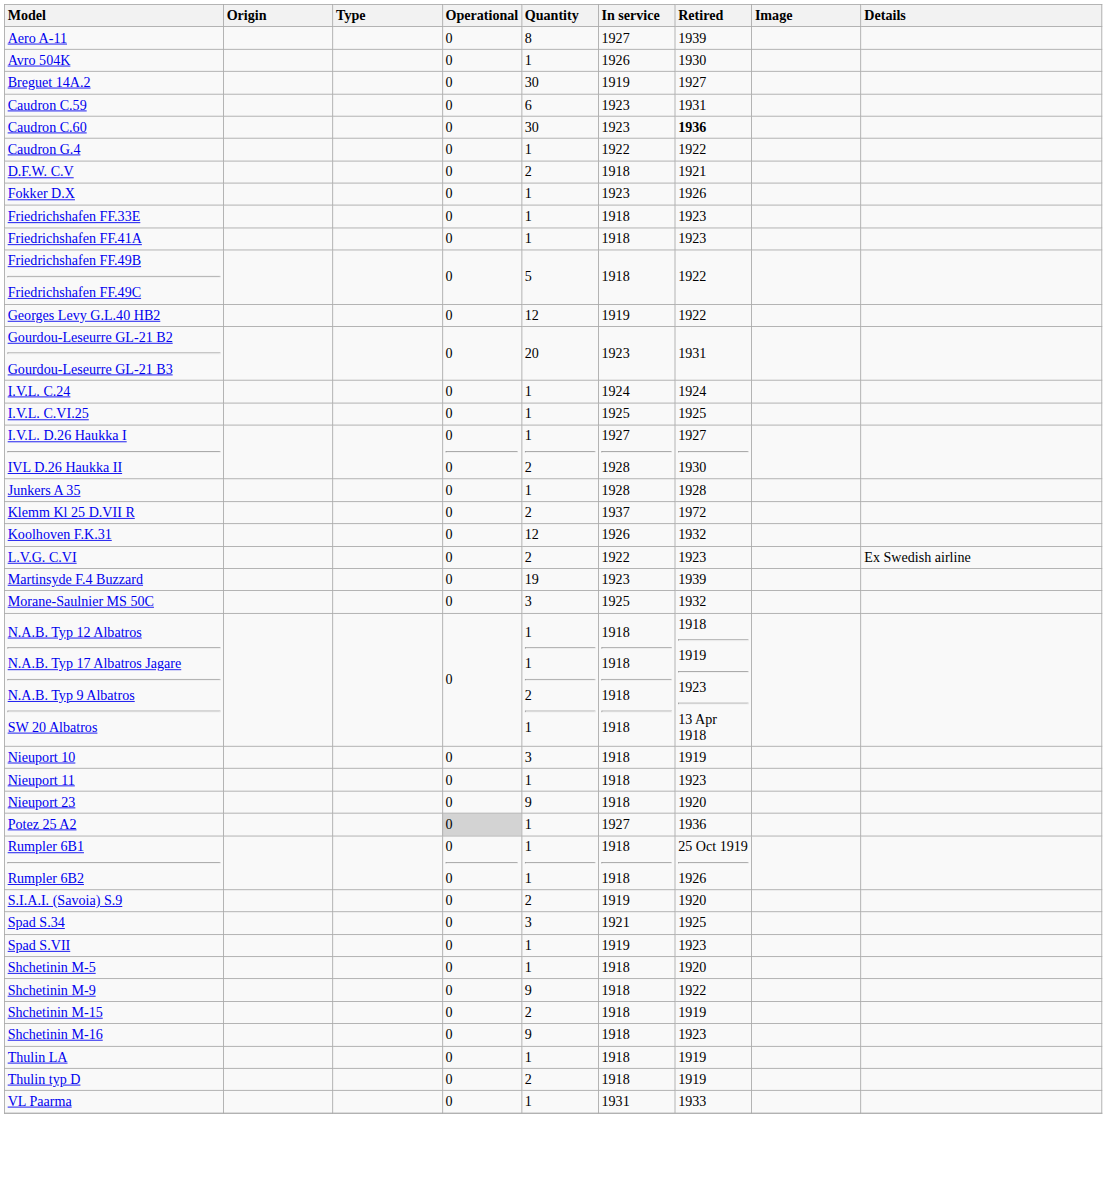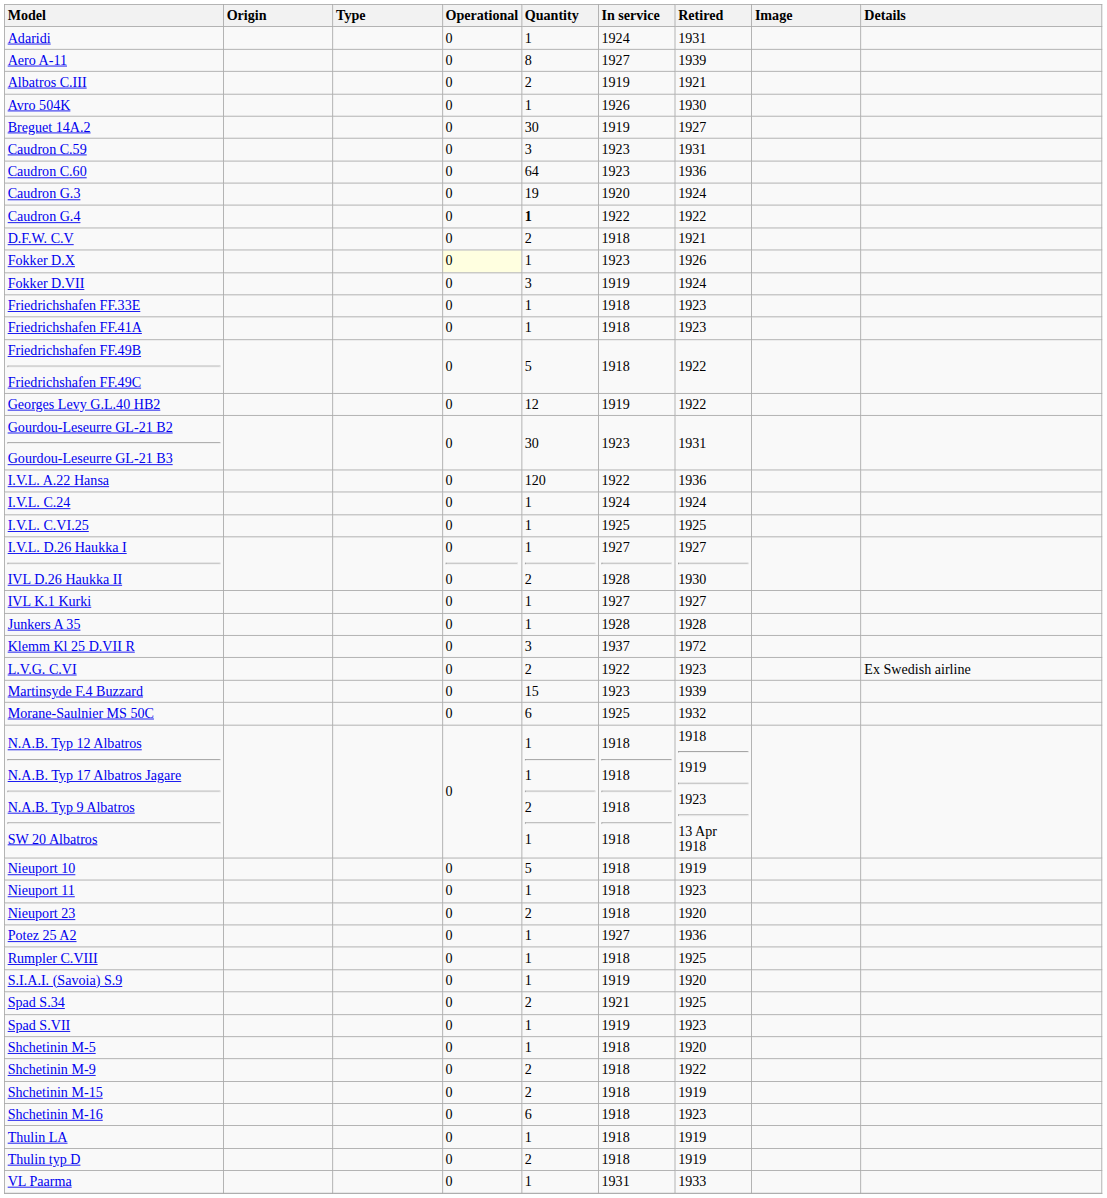+ row: (29, 37)
+ row: (47, 82)
(528, 104) 6 -> (528, 149) 3
(532, 127) 30 -> (532, 171) 64
(692, 127) bold -> (692, 171) normal
+ row: (44, 194)
(528, 149) normal -> (528, 216) bold
(449, 194) no background -> (449, 261) lightyellow background
+ row: (46, 283)
(532, 353) 20 -> (532, 442) 30
+ row: (58, 480)
+ row: (49, 601)
(528, 512) 2 -> (528, 646) 3
- row: (60, 534)
(532, 579) 19 -> (532, 691) 15
(528, 601) 3 -> (528, 713) 6
(528, 757) 3 -> (528, 869) 5
(528, 802) 9 -> (528, 913) 2
(449, 824) lightgrey background -> (449, 936) no background
- row: (114, 862)
+ row: (53, 958)
(528, 900) 2 -> (528, 980) 1
(528, 923) 3 -> (528, 1003) 2
(528, 990) 9 -> (528, 1070) 2
(528, 1034) 9 -> (528, 1114) 6
